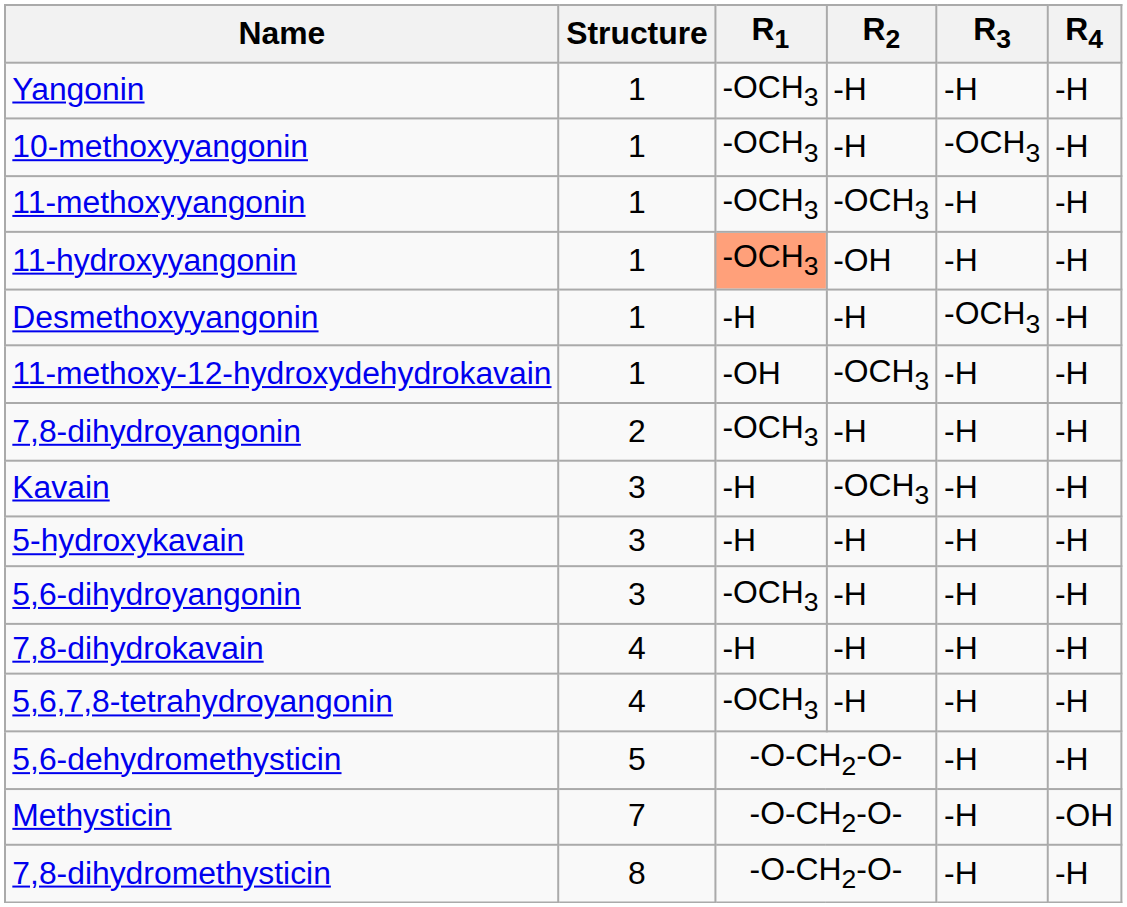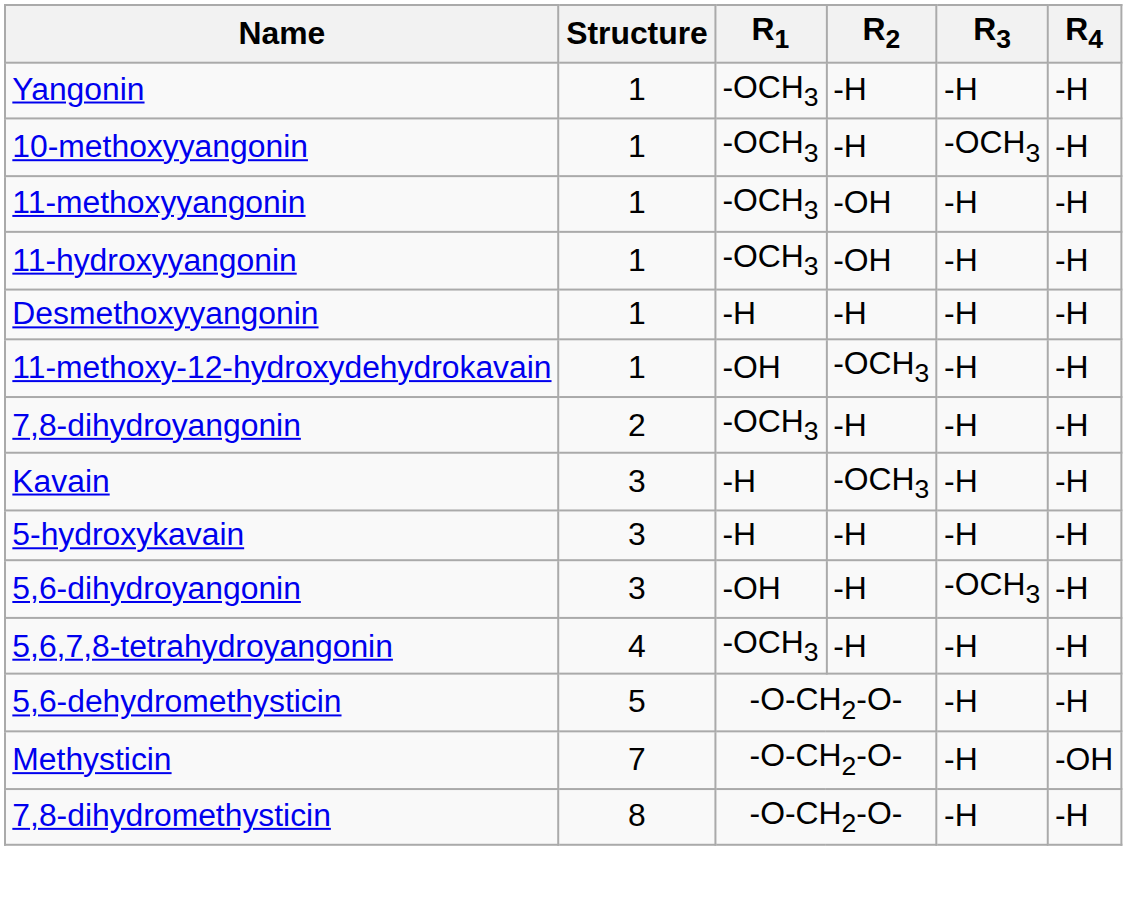(881, 204) -OCH3 -> (862, 203) -OH
(770, 261) lightsalmon background -> (770, 261) no background
(992, 318) -OCH3 -> (961, 313) -H
(770, 595) -OCH3 -> (752, 588) -OH
(961, 594) -H -> (992, 589) -OCH3
- row: (138, 648)
